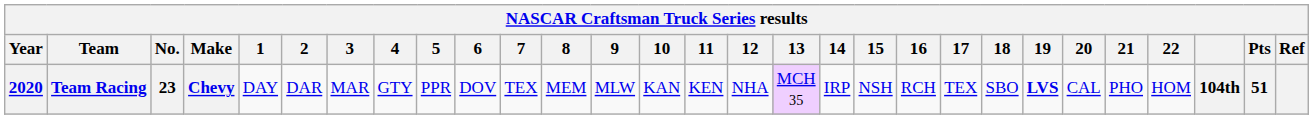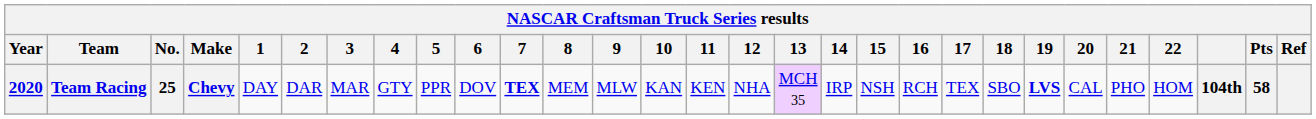(167, 88) 23 -> (167, 88) 25
(521, 88) normal -> (522, 88) bold
(1260, 88) 51 -> (1261, 88) 58
